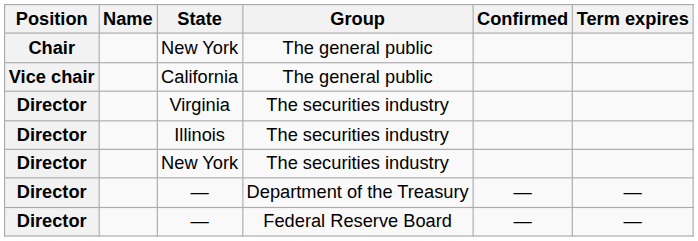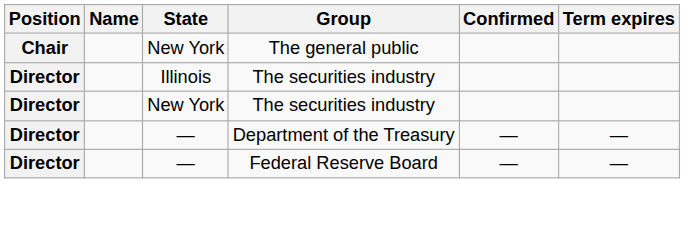- row: (200, 76)
- row: (200, 105)
